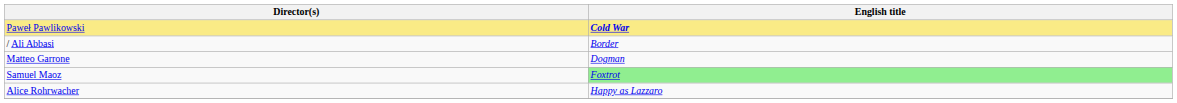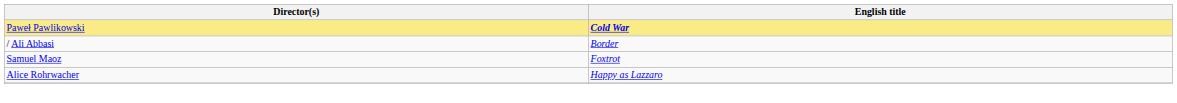- row: (38, 59)
(605, 75) lightgreen background -> (605, 59) no background
